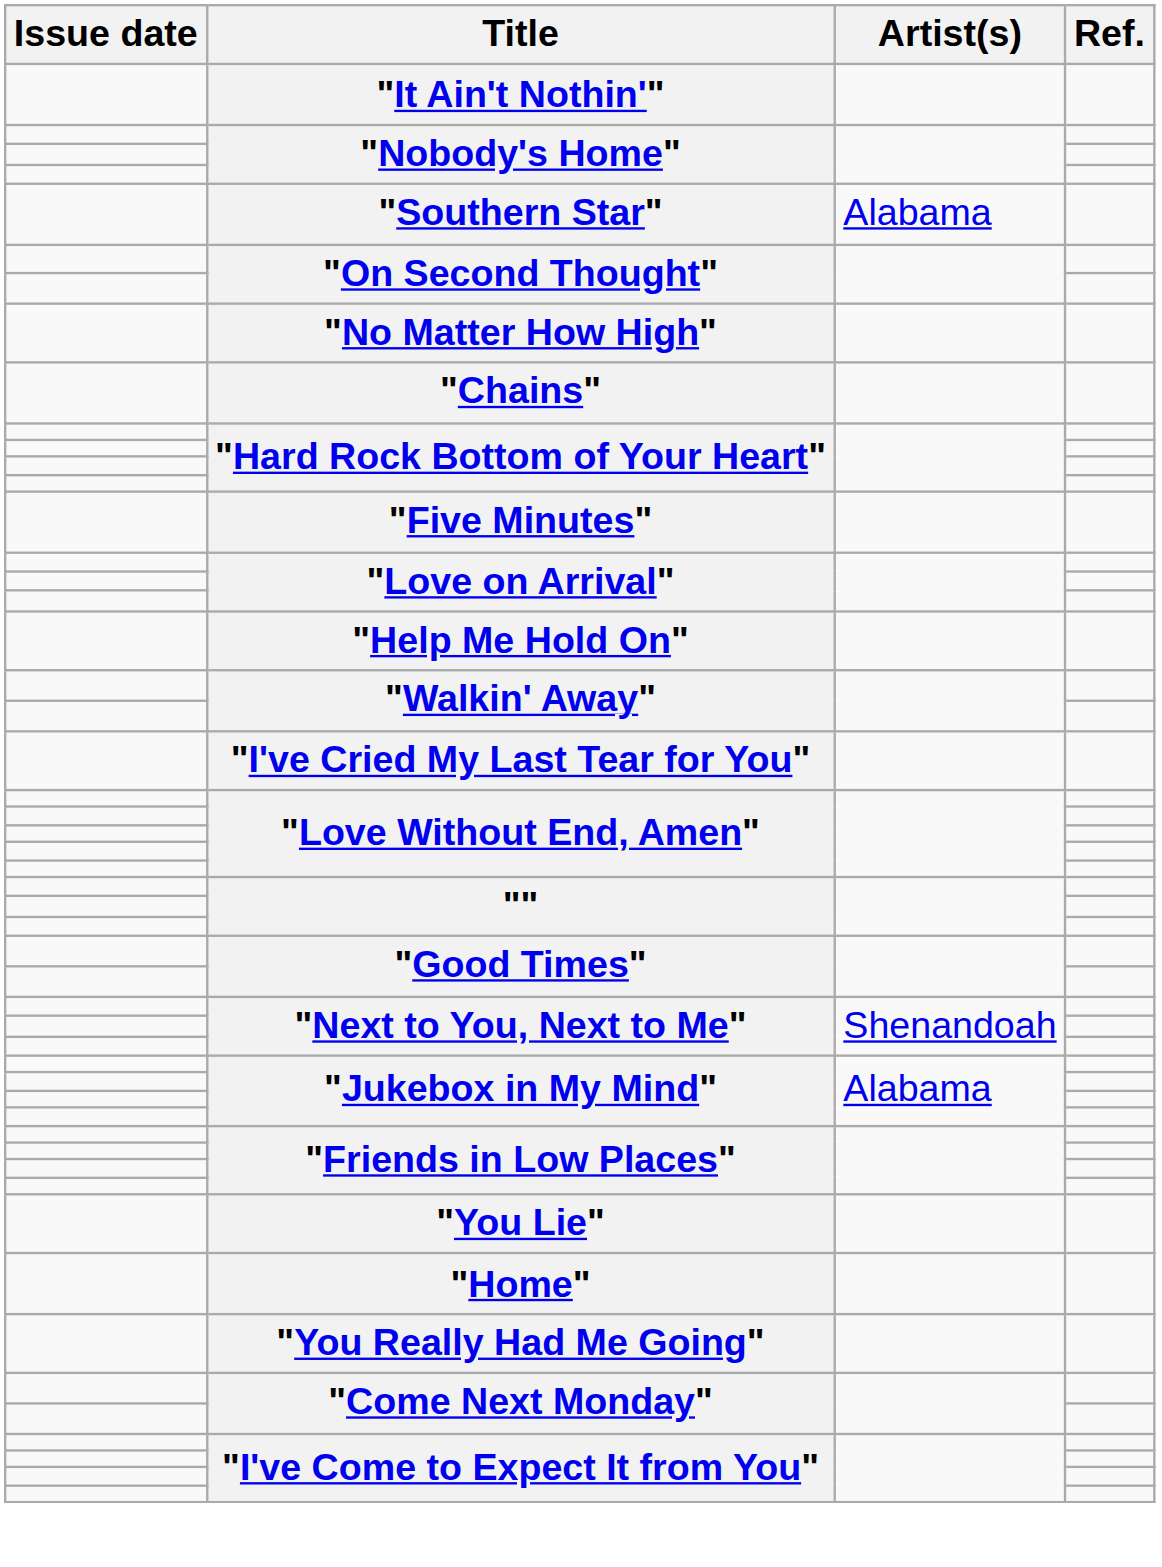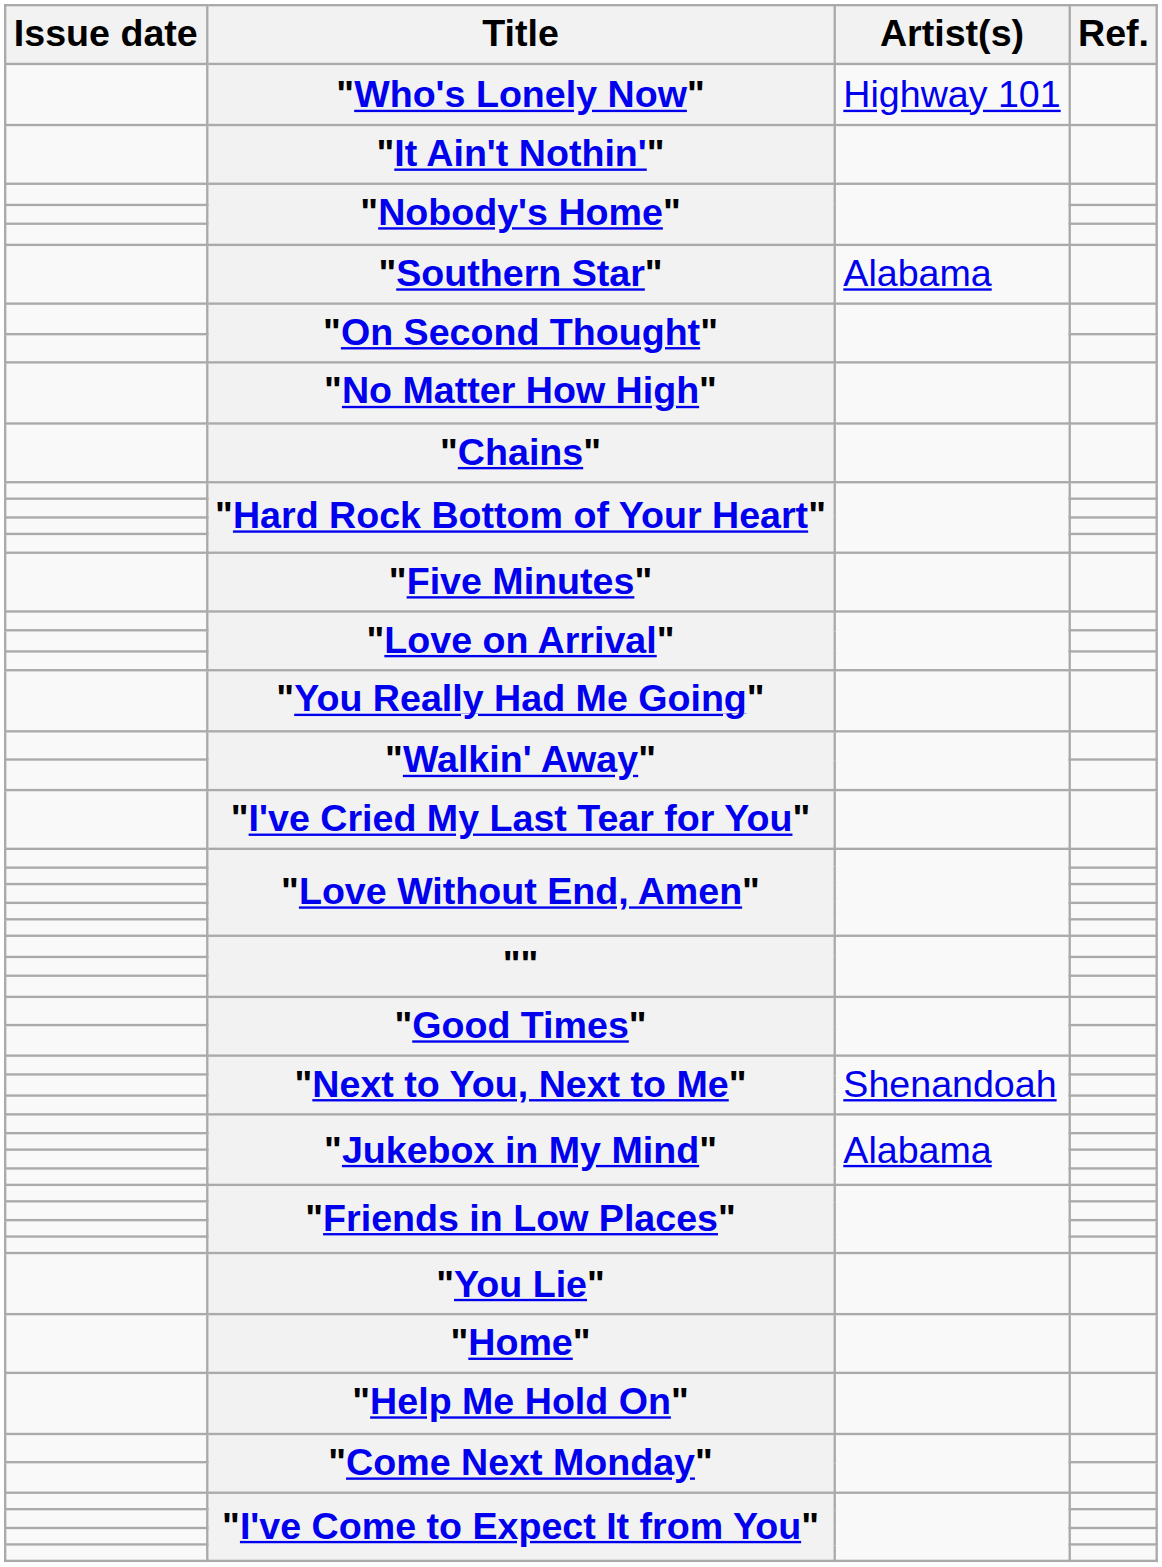+ row: (521, 93)
rows swapped: (521, 640) <-> (521, 1342)
